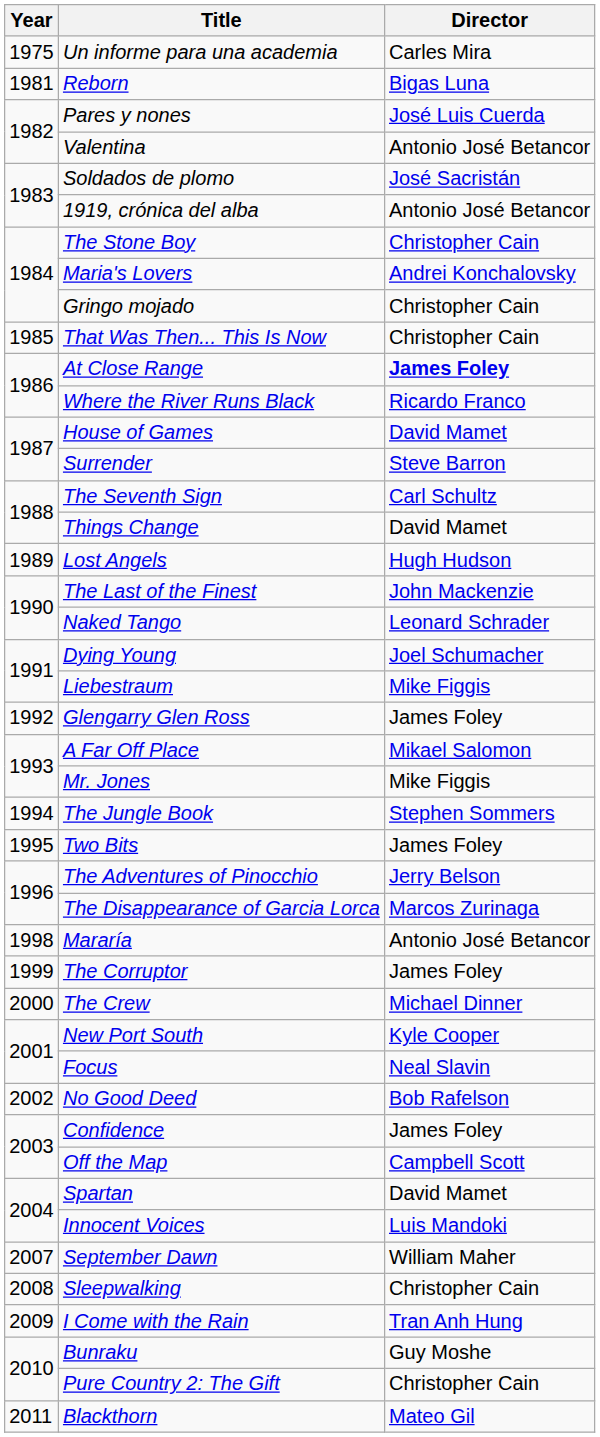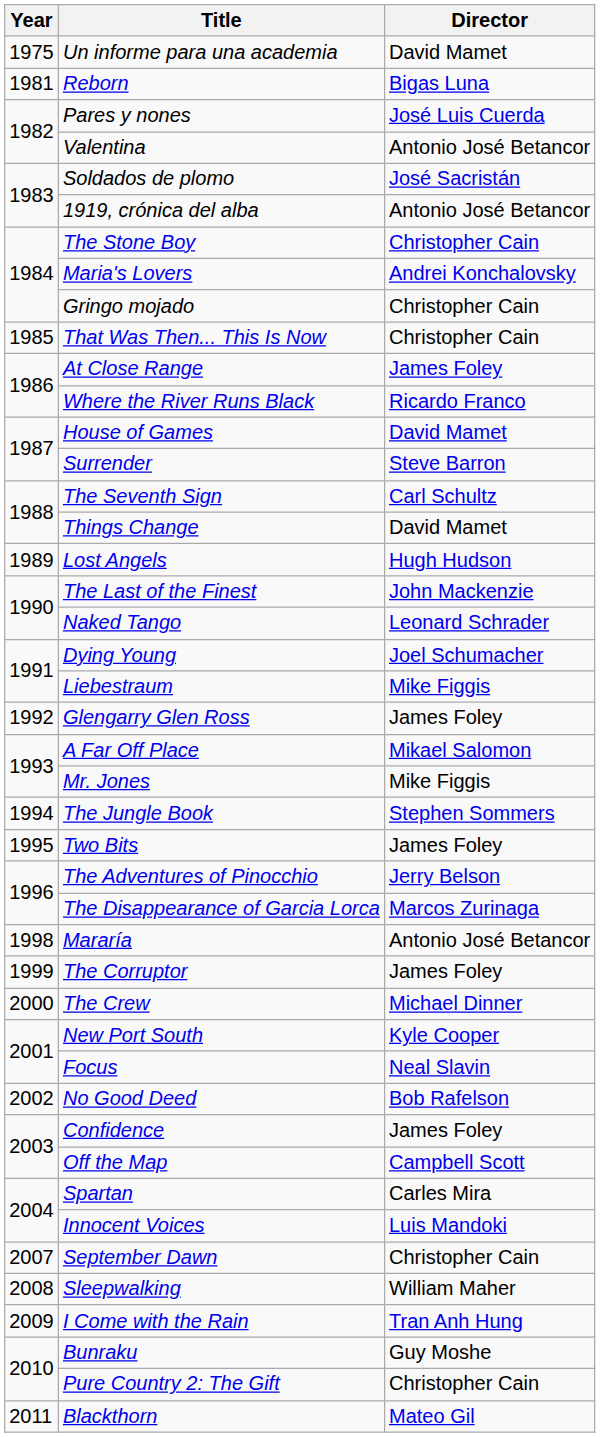(440, 52) Carles Mira -> (448, 52) David Mamet
(449, 369) bold -> (446, 369) normal
(448, 1193) David Mamet -> (440, 1193) Carles Mira
(452, 1257) William Maher -> (464, 1257) Christopher Cain
(464, 1289) Christopher Cain -> (452, 1289) William Maher
